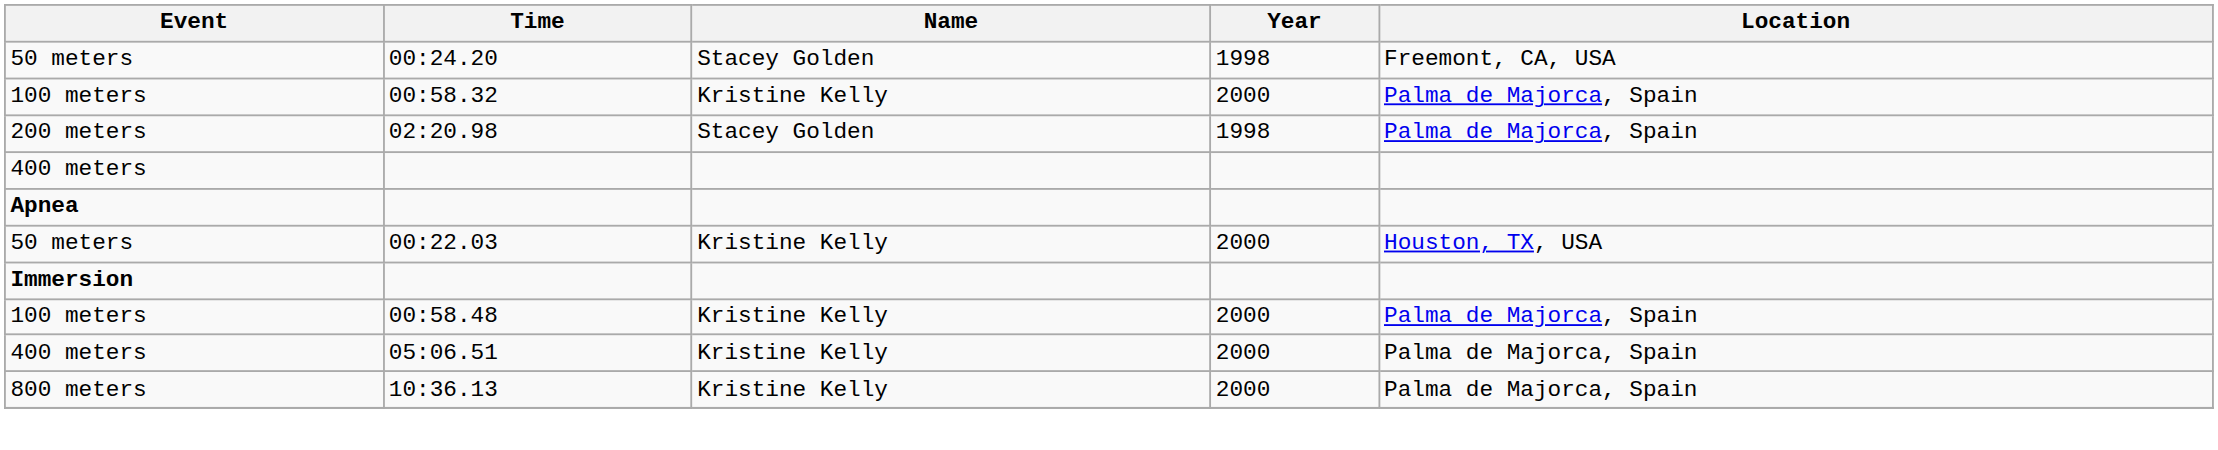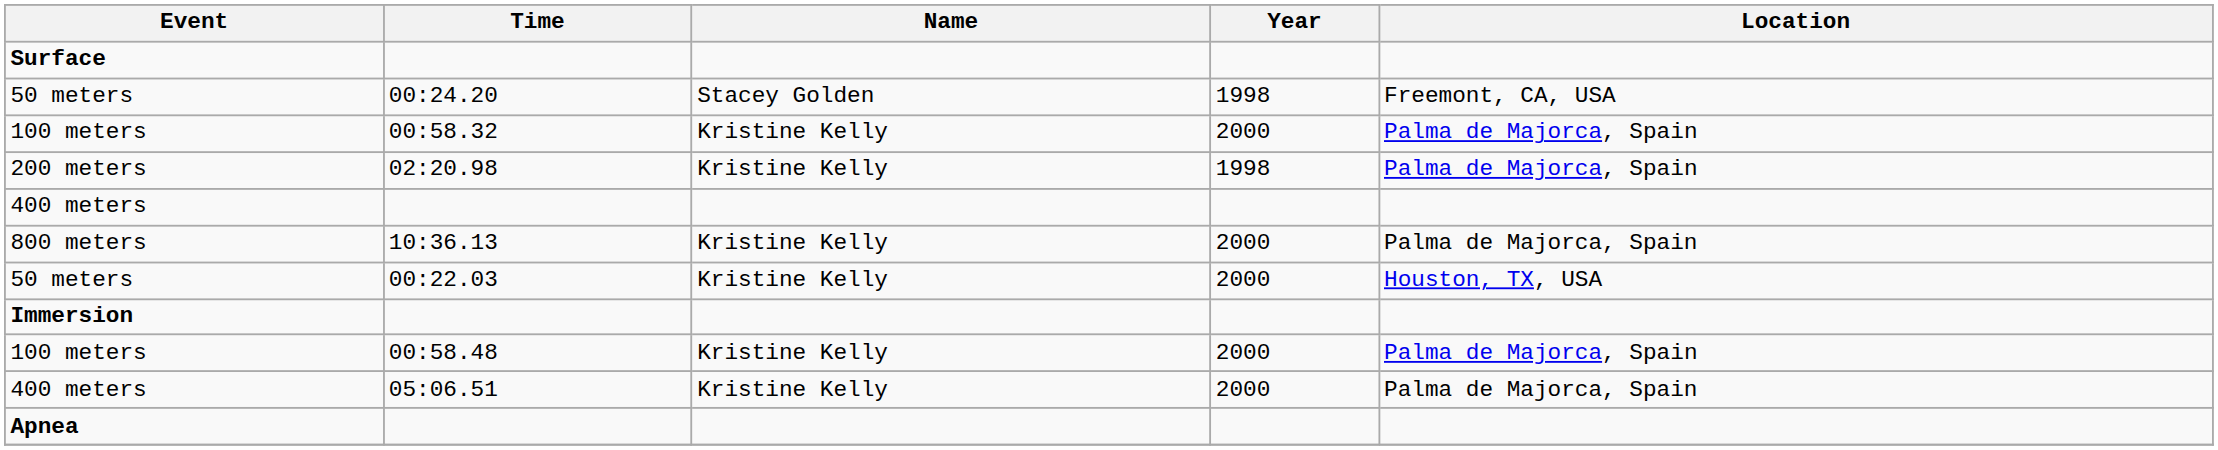+ row: (58, 60)
(786, 134) Stacey Golden -> (793, 170) Kristine Kelly
rows swapped: (44, 207) <-> (79, 390)
